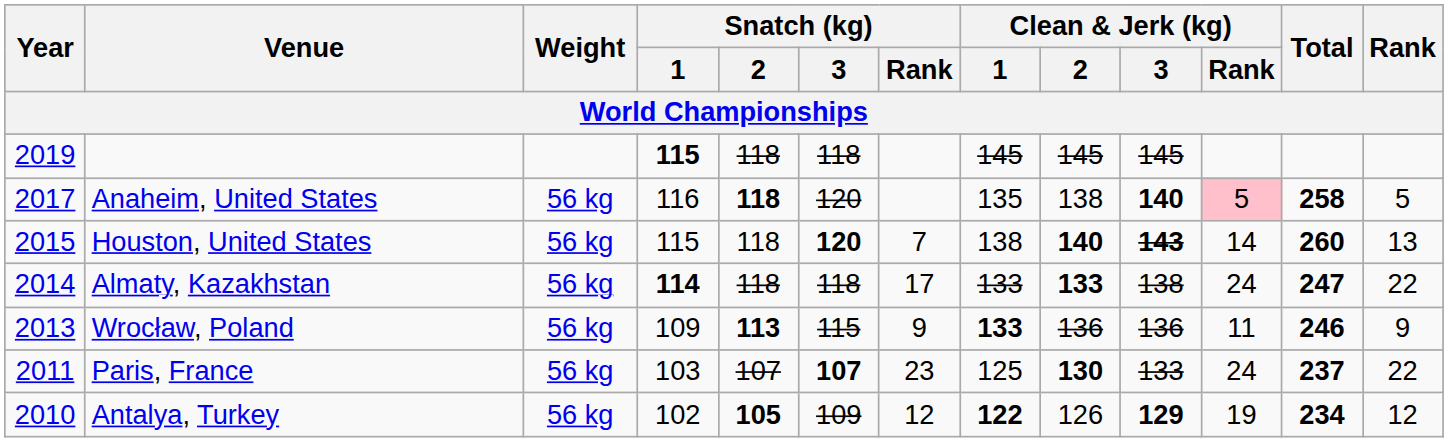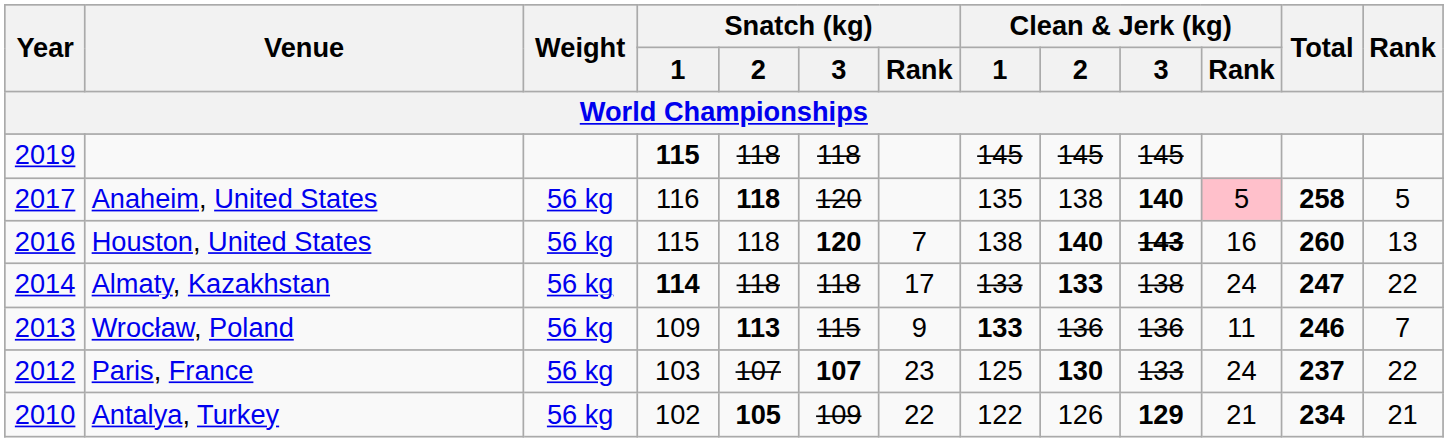(45, 241) 2015 -> (45, 241) 2016
(1241, 241) 14 -> (1241, 241) 16
(1403, 328) 9 -> (1403, 328) 7
(45, 371) 2011 -> (45, 371) 2012
(919, 414) 12 -> (919, 414) 22
(1000, 414) bold -> (1000, 414) normal
(1241, 414) 19 -> (1241, 414) 21
(1403, 414) 12 -> (1403, 414) 21
